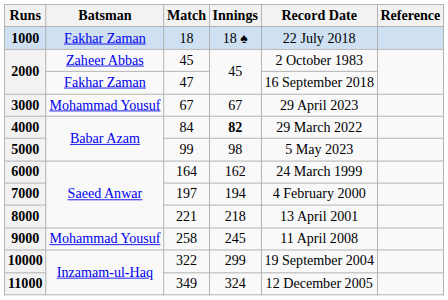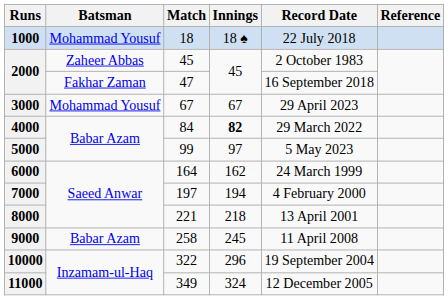(105, 37) Fakhar Zaman -> (105, 37) Mohammad Yousuf
(235, 149) 98 -> (235, 149) 97
(105, 238) Mohammad Yousuf -> (105, 238) Babar Azam
(235, 261) 299 -> (235, 261) 296
